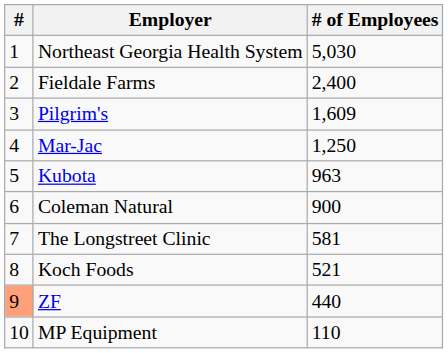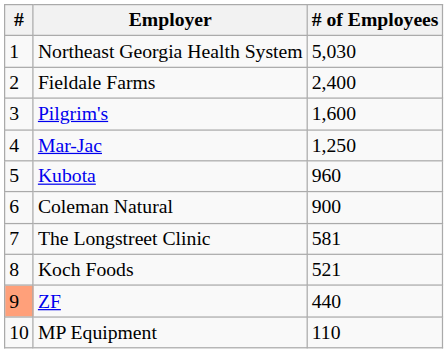(334, 113) 1,609 -> (334, 113) 1,600
(326, 176) 963 -> (326, 176) 960
